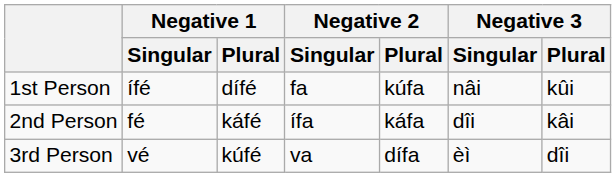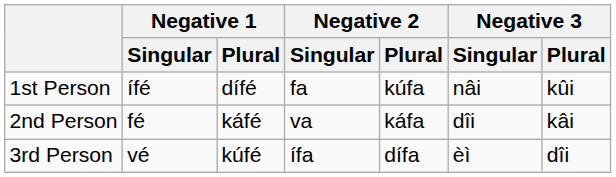(302, 121) ífa -> (301, 121) va
(301, 155) va -> (302, 155) ífa
